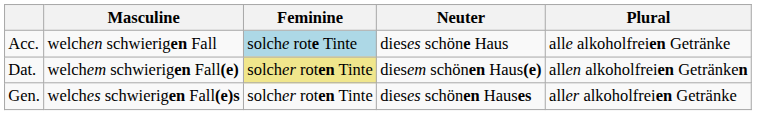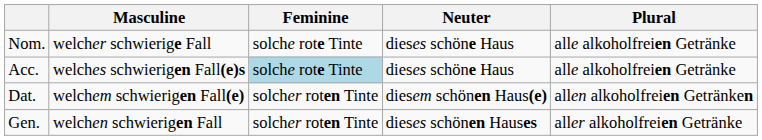+ row: (27, 43)
(132, 43) welchen schwierigen Fall -> (149, 69) welches schwierigen Fall(e)s
(310, 69) khaki background -> (316, 95) no background
(144, 95) welches schwierigen Fall(e)s -> (138, 122) welchen schwierigen Fall
